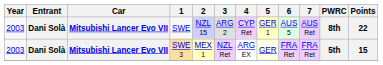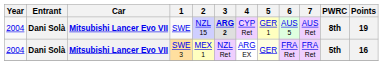(15, 28) 2003 -> (15, 28) 2004
(225, 27) normal -> (225, 28) bold
(363, 28) 22 -> (364, 28) 19
(15, 50) 2003 -> (15, 50) 2004
(363, 50) 15 -> (364, 50) 16
